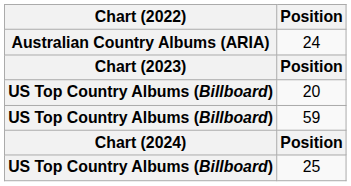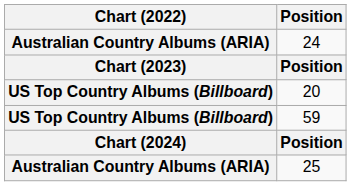(141, 167) US Top Country Albums (Billboard) -> (141, 167) Australian Country Albums (ARIA)
